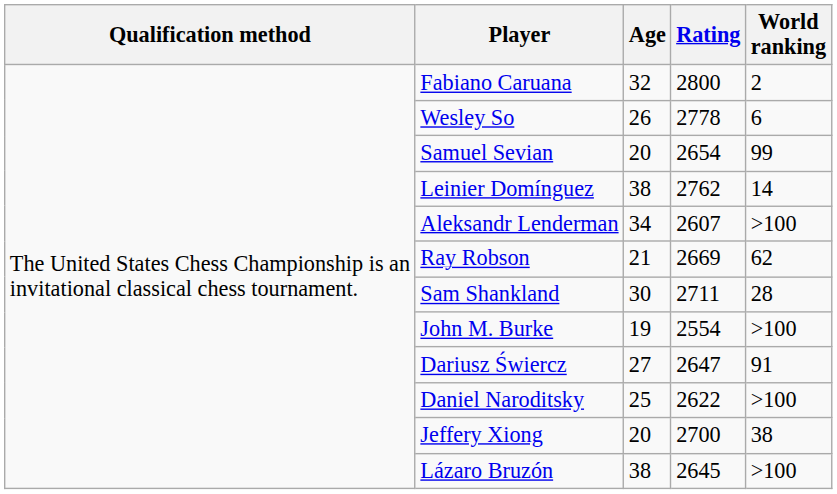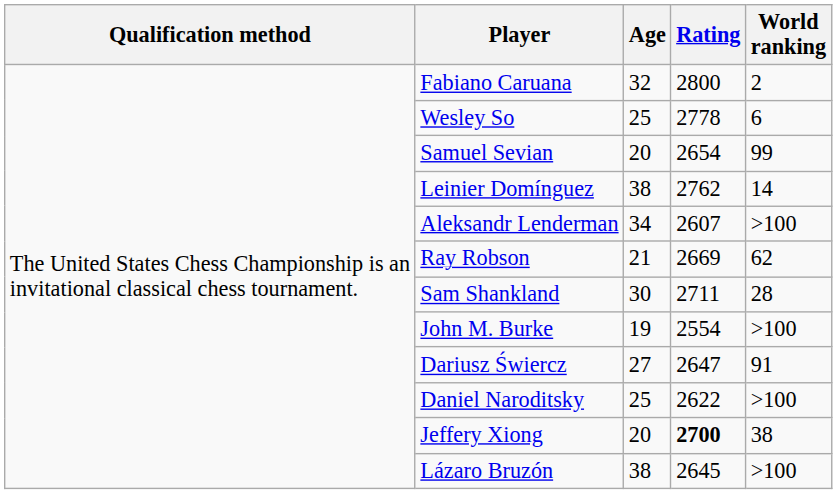(640, 117) 26 -> (640, 117) 25
(698, 435) normal -> (698, 435) bold
